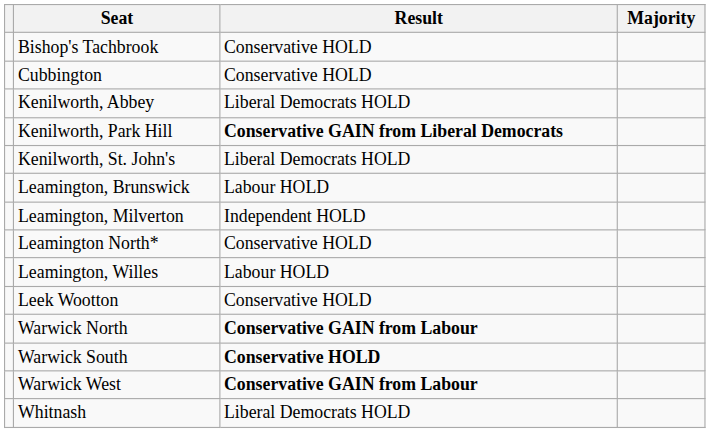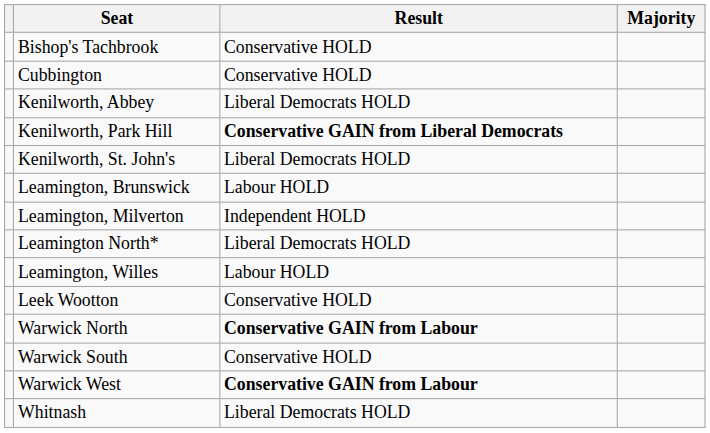(298, 243) Conservative HOLD -> (317, 243) Liberal Democrats HOLD
(302, 356) bold -> (298, 356) normal
